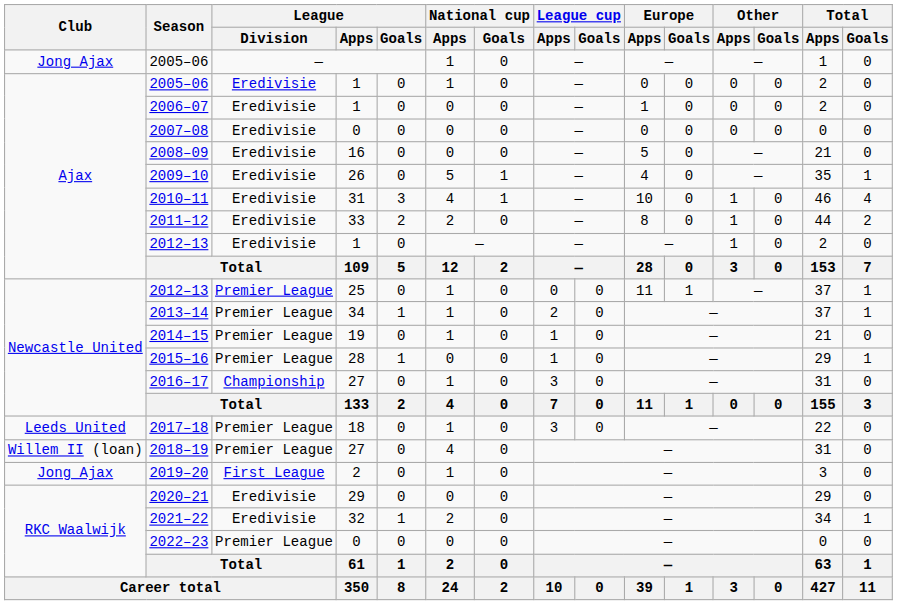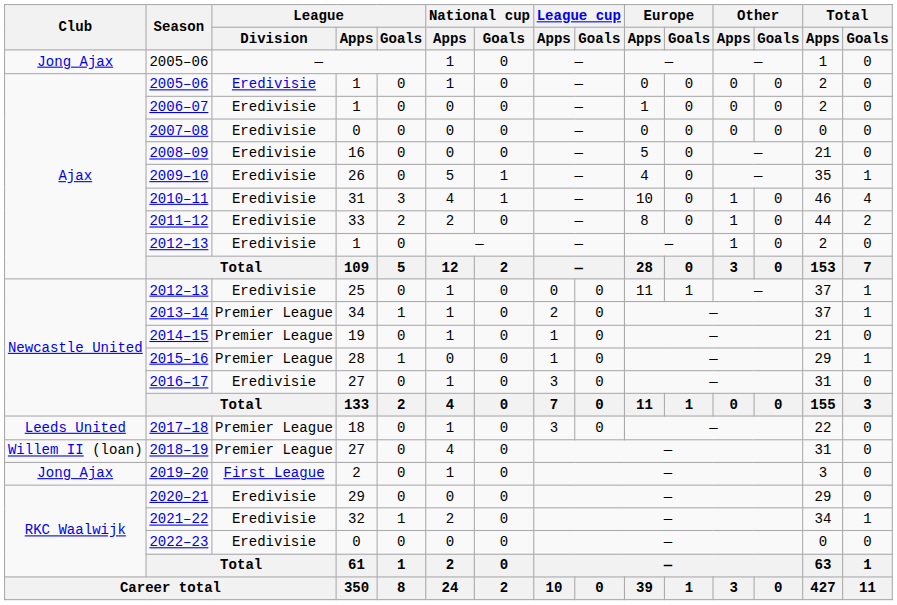(274, 291) Premier League -> (274, 291) Eredivisie
(274, 382) Championship -> (274, 382) Eredivisie
(274, 542) Premier League -> (274, 542) Eredivisie
